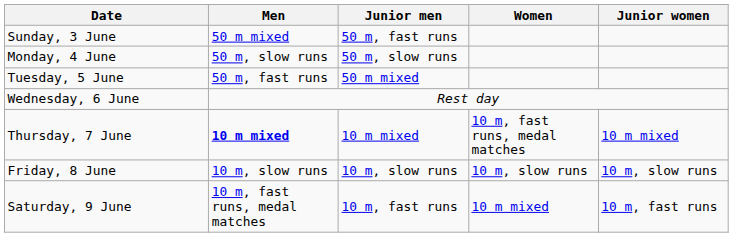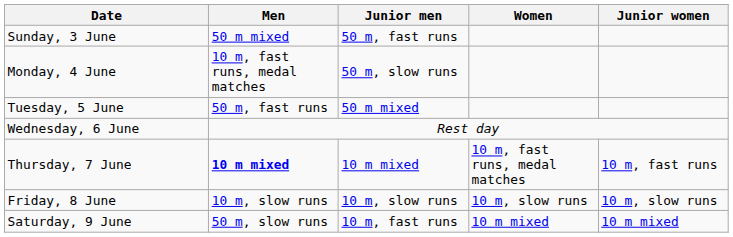(270, 57) 50 m, slow runs -> (254, 72) 10 m, fast runs, medal matches
(640, 135) 10 m mixed -> (659, 164) 10 m, fast runs
(254, 206) 10 m, fast runs, medal matches -> (270, 221) 50 m, slow runs
(659, 206) 10 m, fast runs -> (640, 221) 10 m mixed
